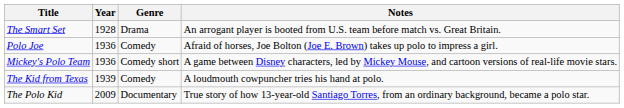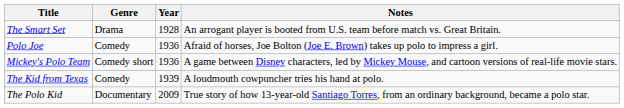columns swapped: (105, 12) <-> (150, 12)
